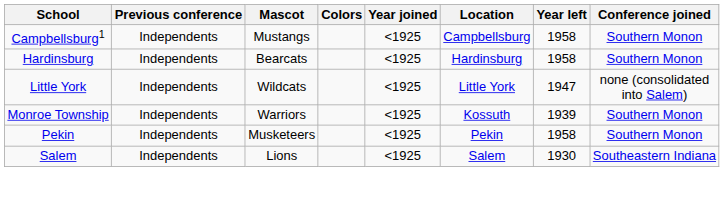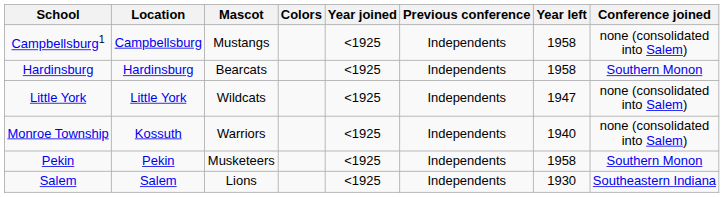columns swapped: (487, 14) <-> (178, 14)
(654, 37) Southern Monon -> (654, 42) none (consolidated into Salem)
(562, 115) 1939 -> (562, 133) 1940
(654, 115) Southern Monon -> (654, 133) none (consolidated into Salem)
